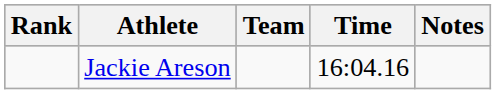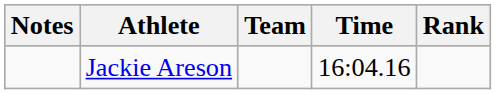columns swapped: (42, 25) <-> (453, 25)
